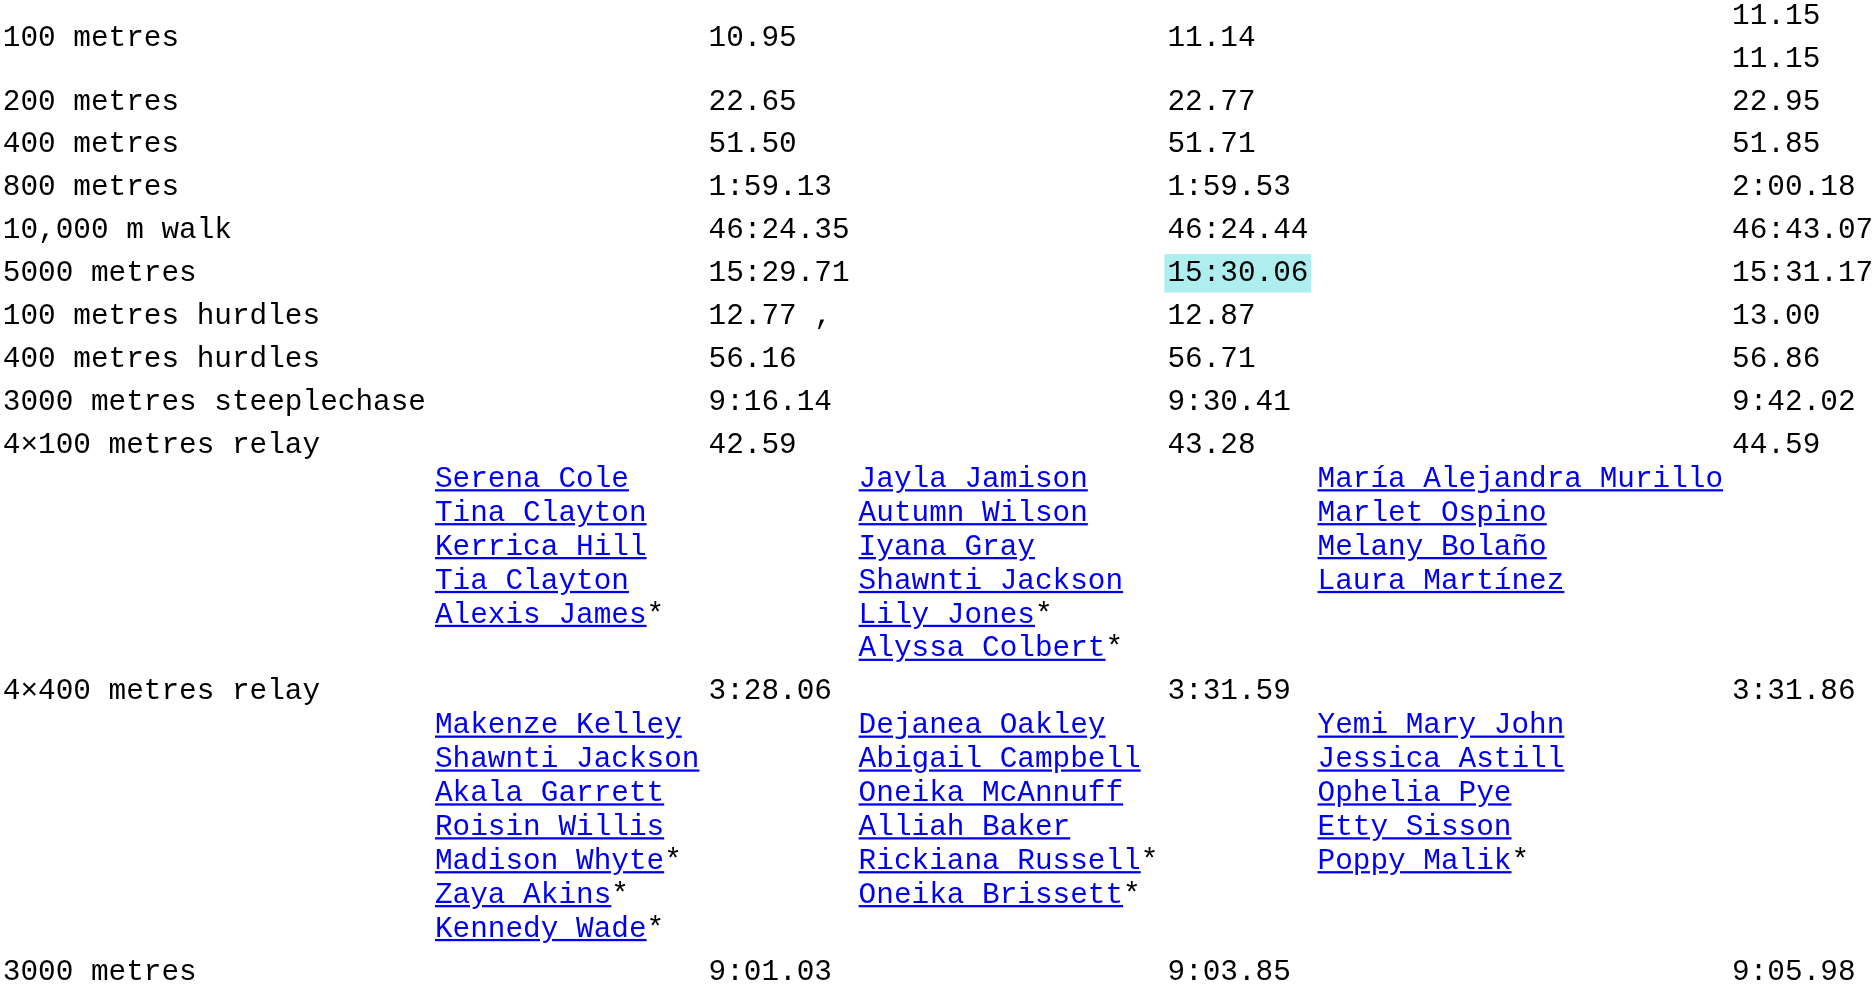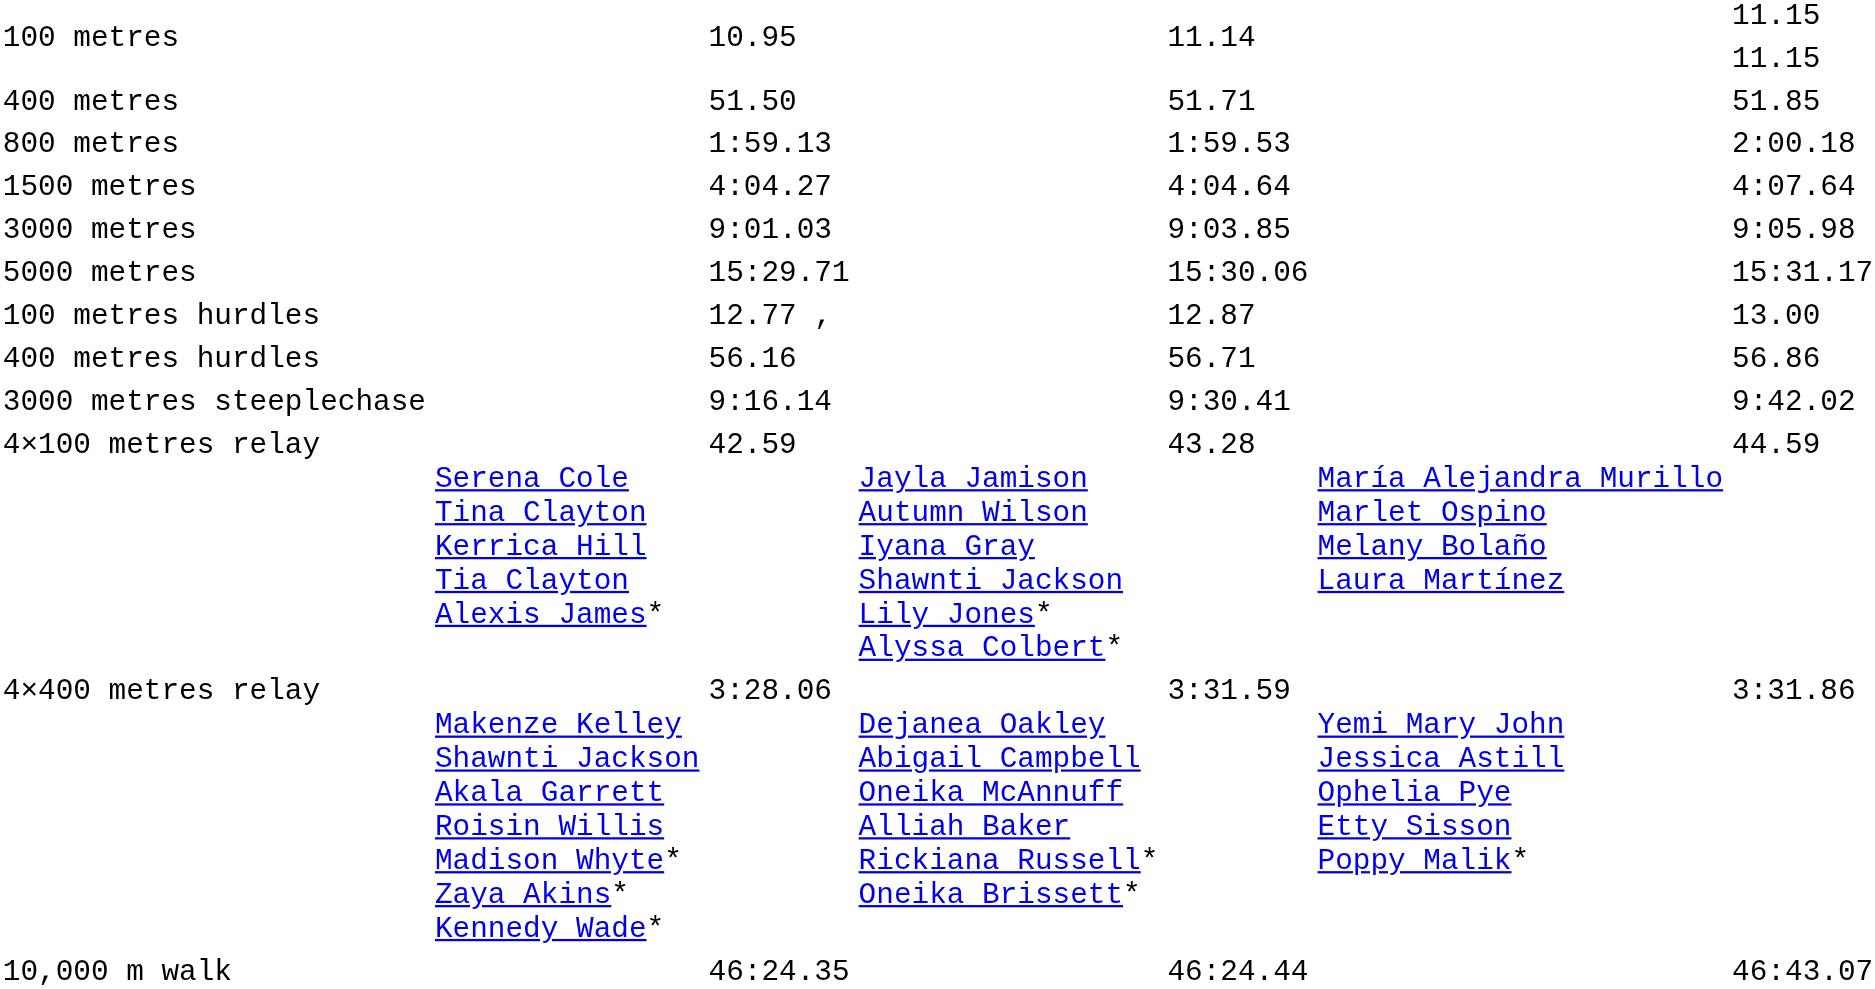- row: (91, 102)
+ row: (100, 187)
rows swapped: (100, 972) <-> (117, 230)
(1238, 273) paleturquoise background -> (1238, 273) no background
